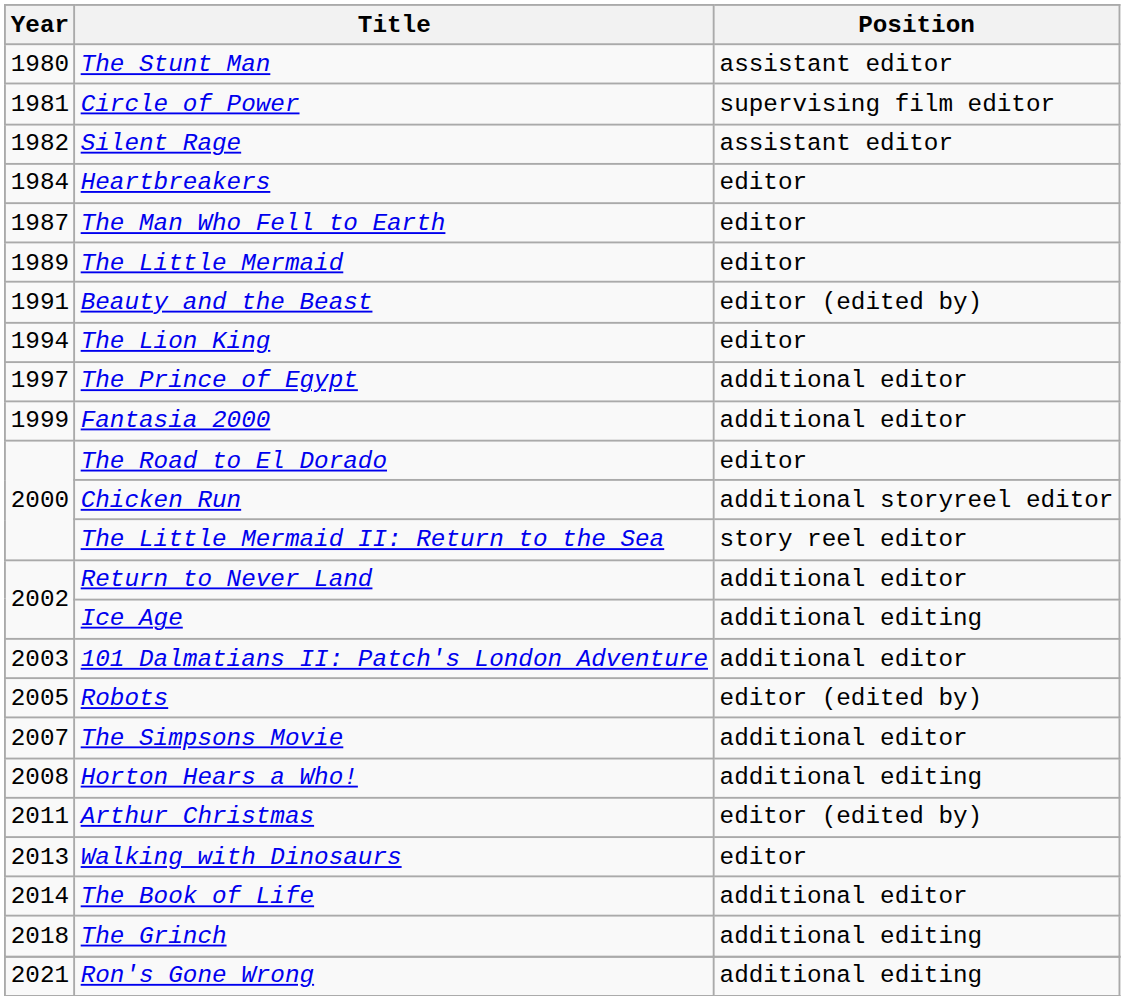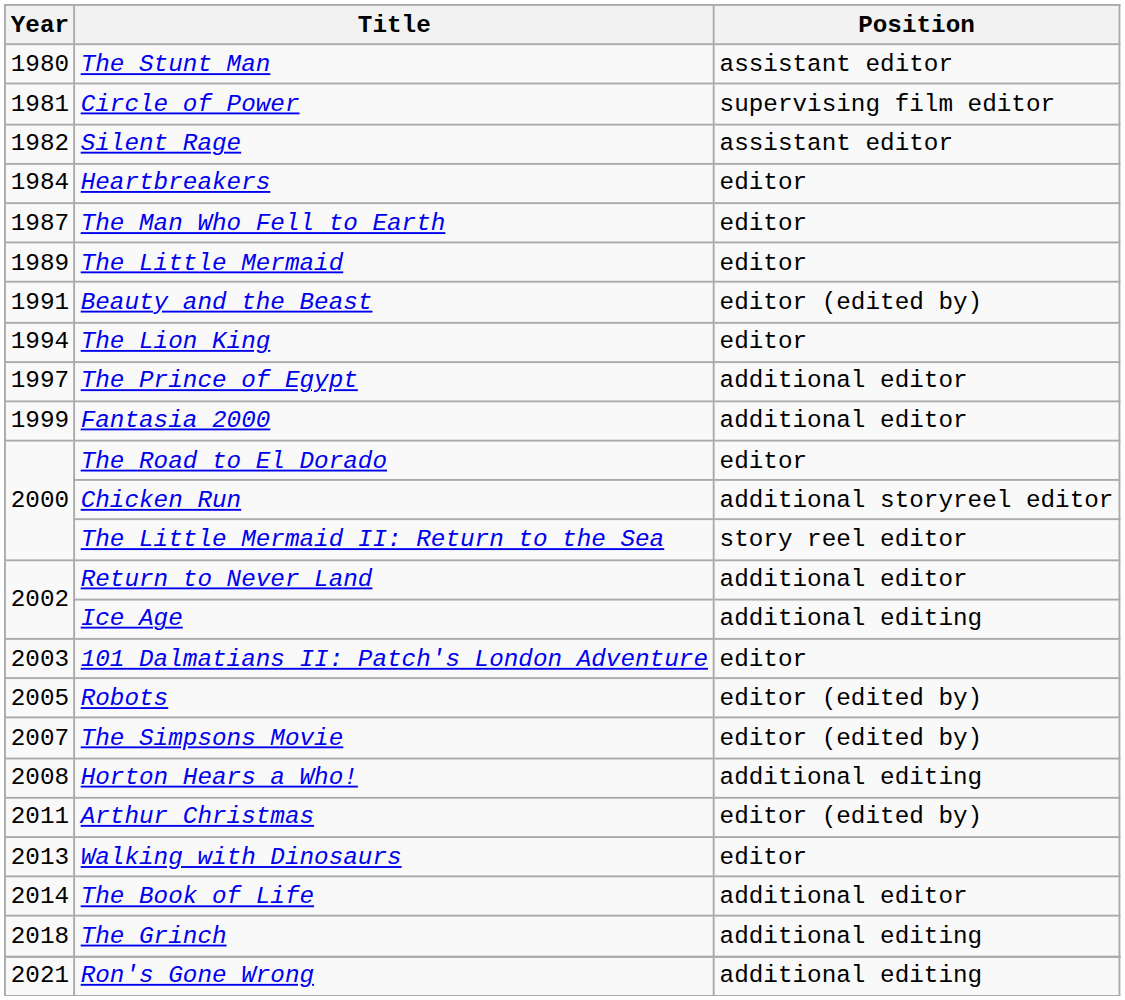(844, 659) additional editor -> (763, 659) editor
(844, 738) additional editor -> (851, 738) editor (edited by)
